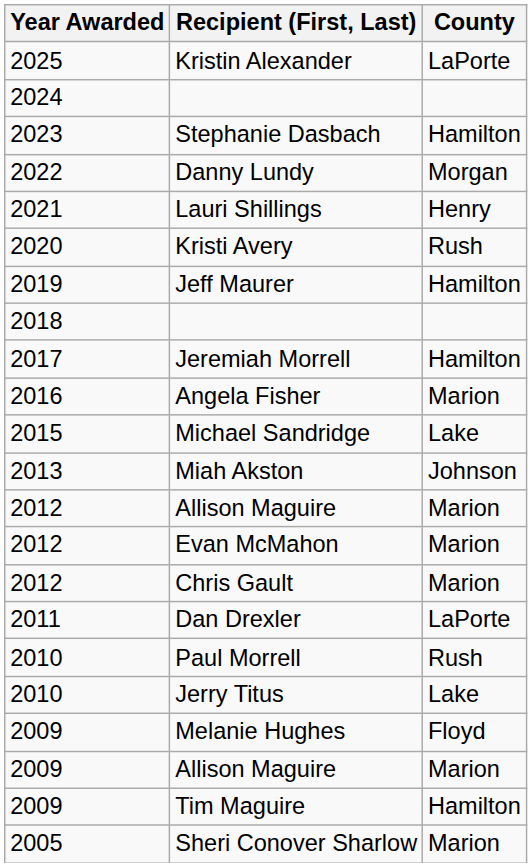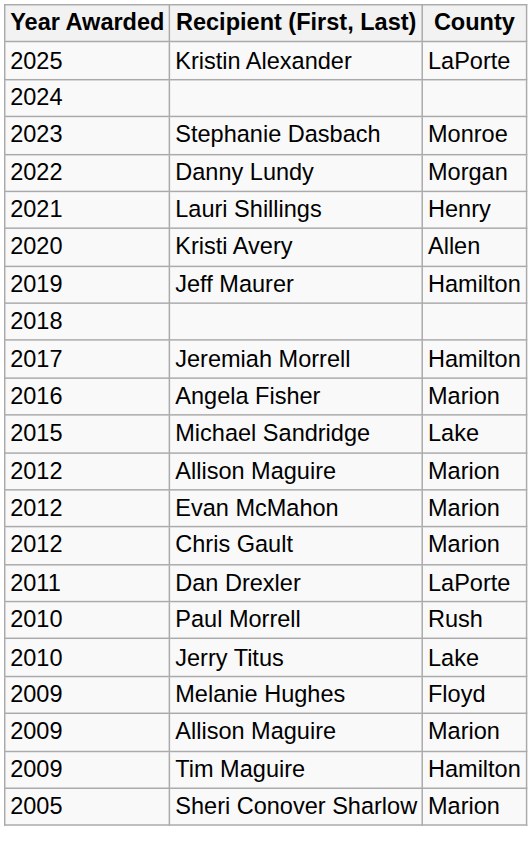(474, 135) Hamilton -> (468, 135) Monroe
(455, 246) Rush -> (454, 246) Allen
- row: (36, 470)
